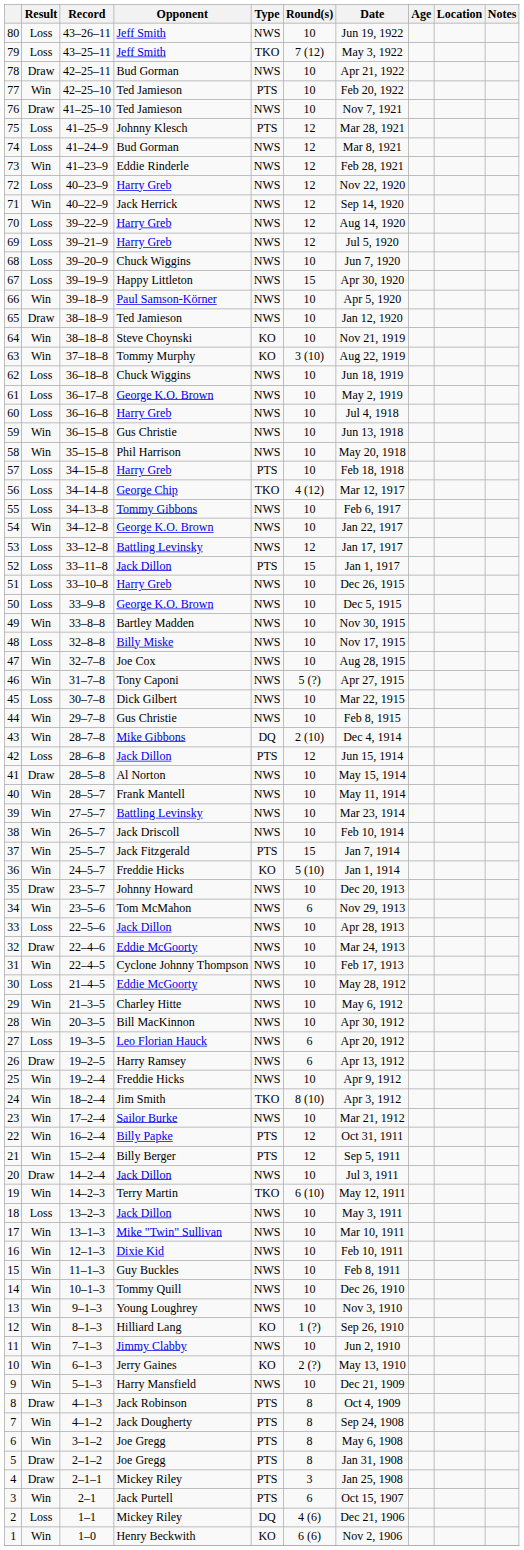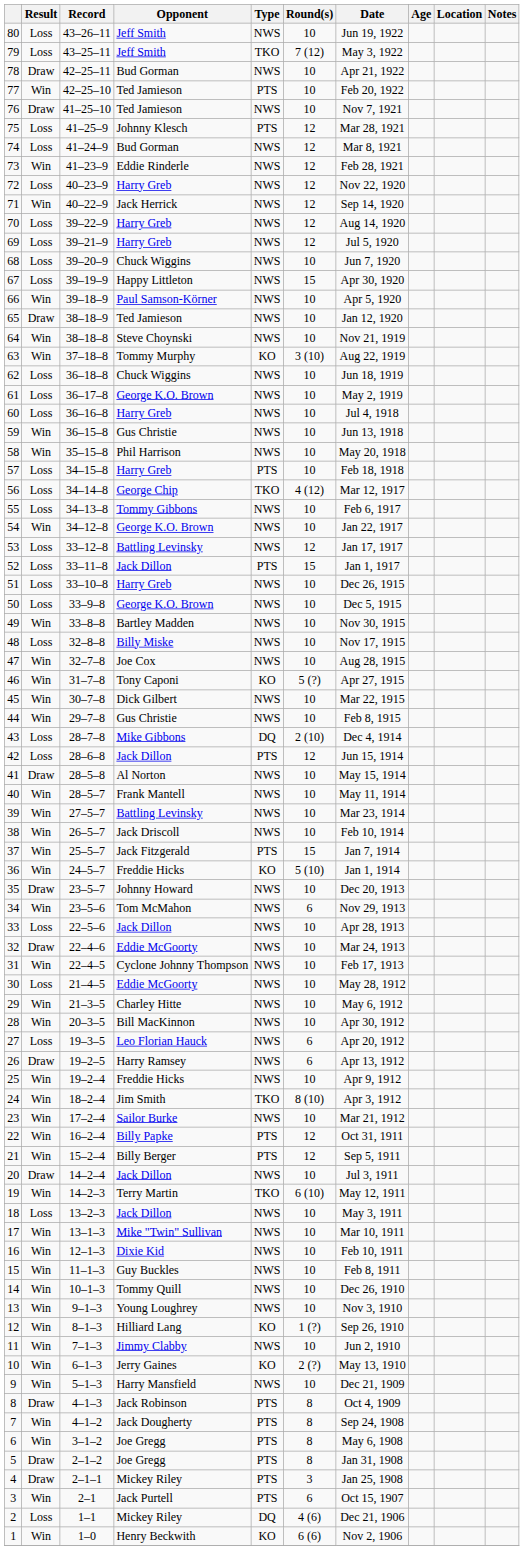(267, 337) KO -> (267, 337) NWS
(267, 680) NWS -> (267, 680) KO
(41, 699) Loss -> (41, 699) Win
(41, 737) Win -> (41, 737) Loss
